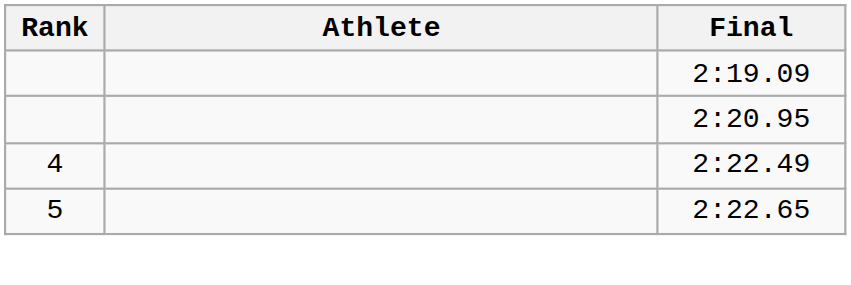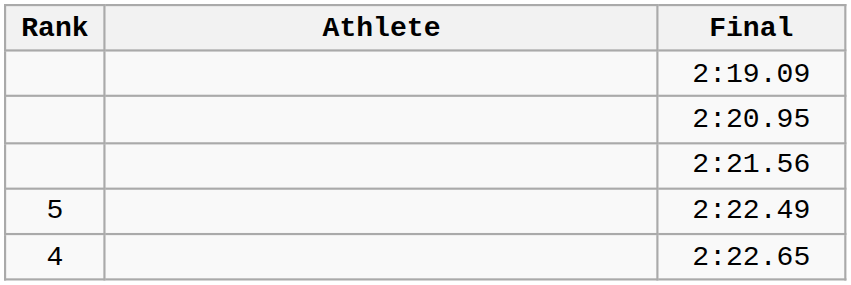+ row: (751, 165)
(55, 165) 4 -> (55, 211) 5
(55, 211) 5 -> (55, 257) 4
